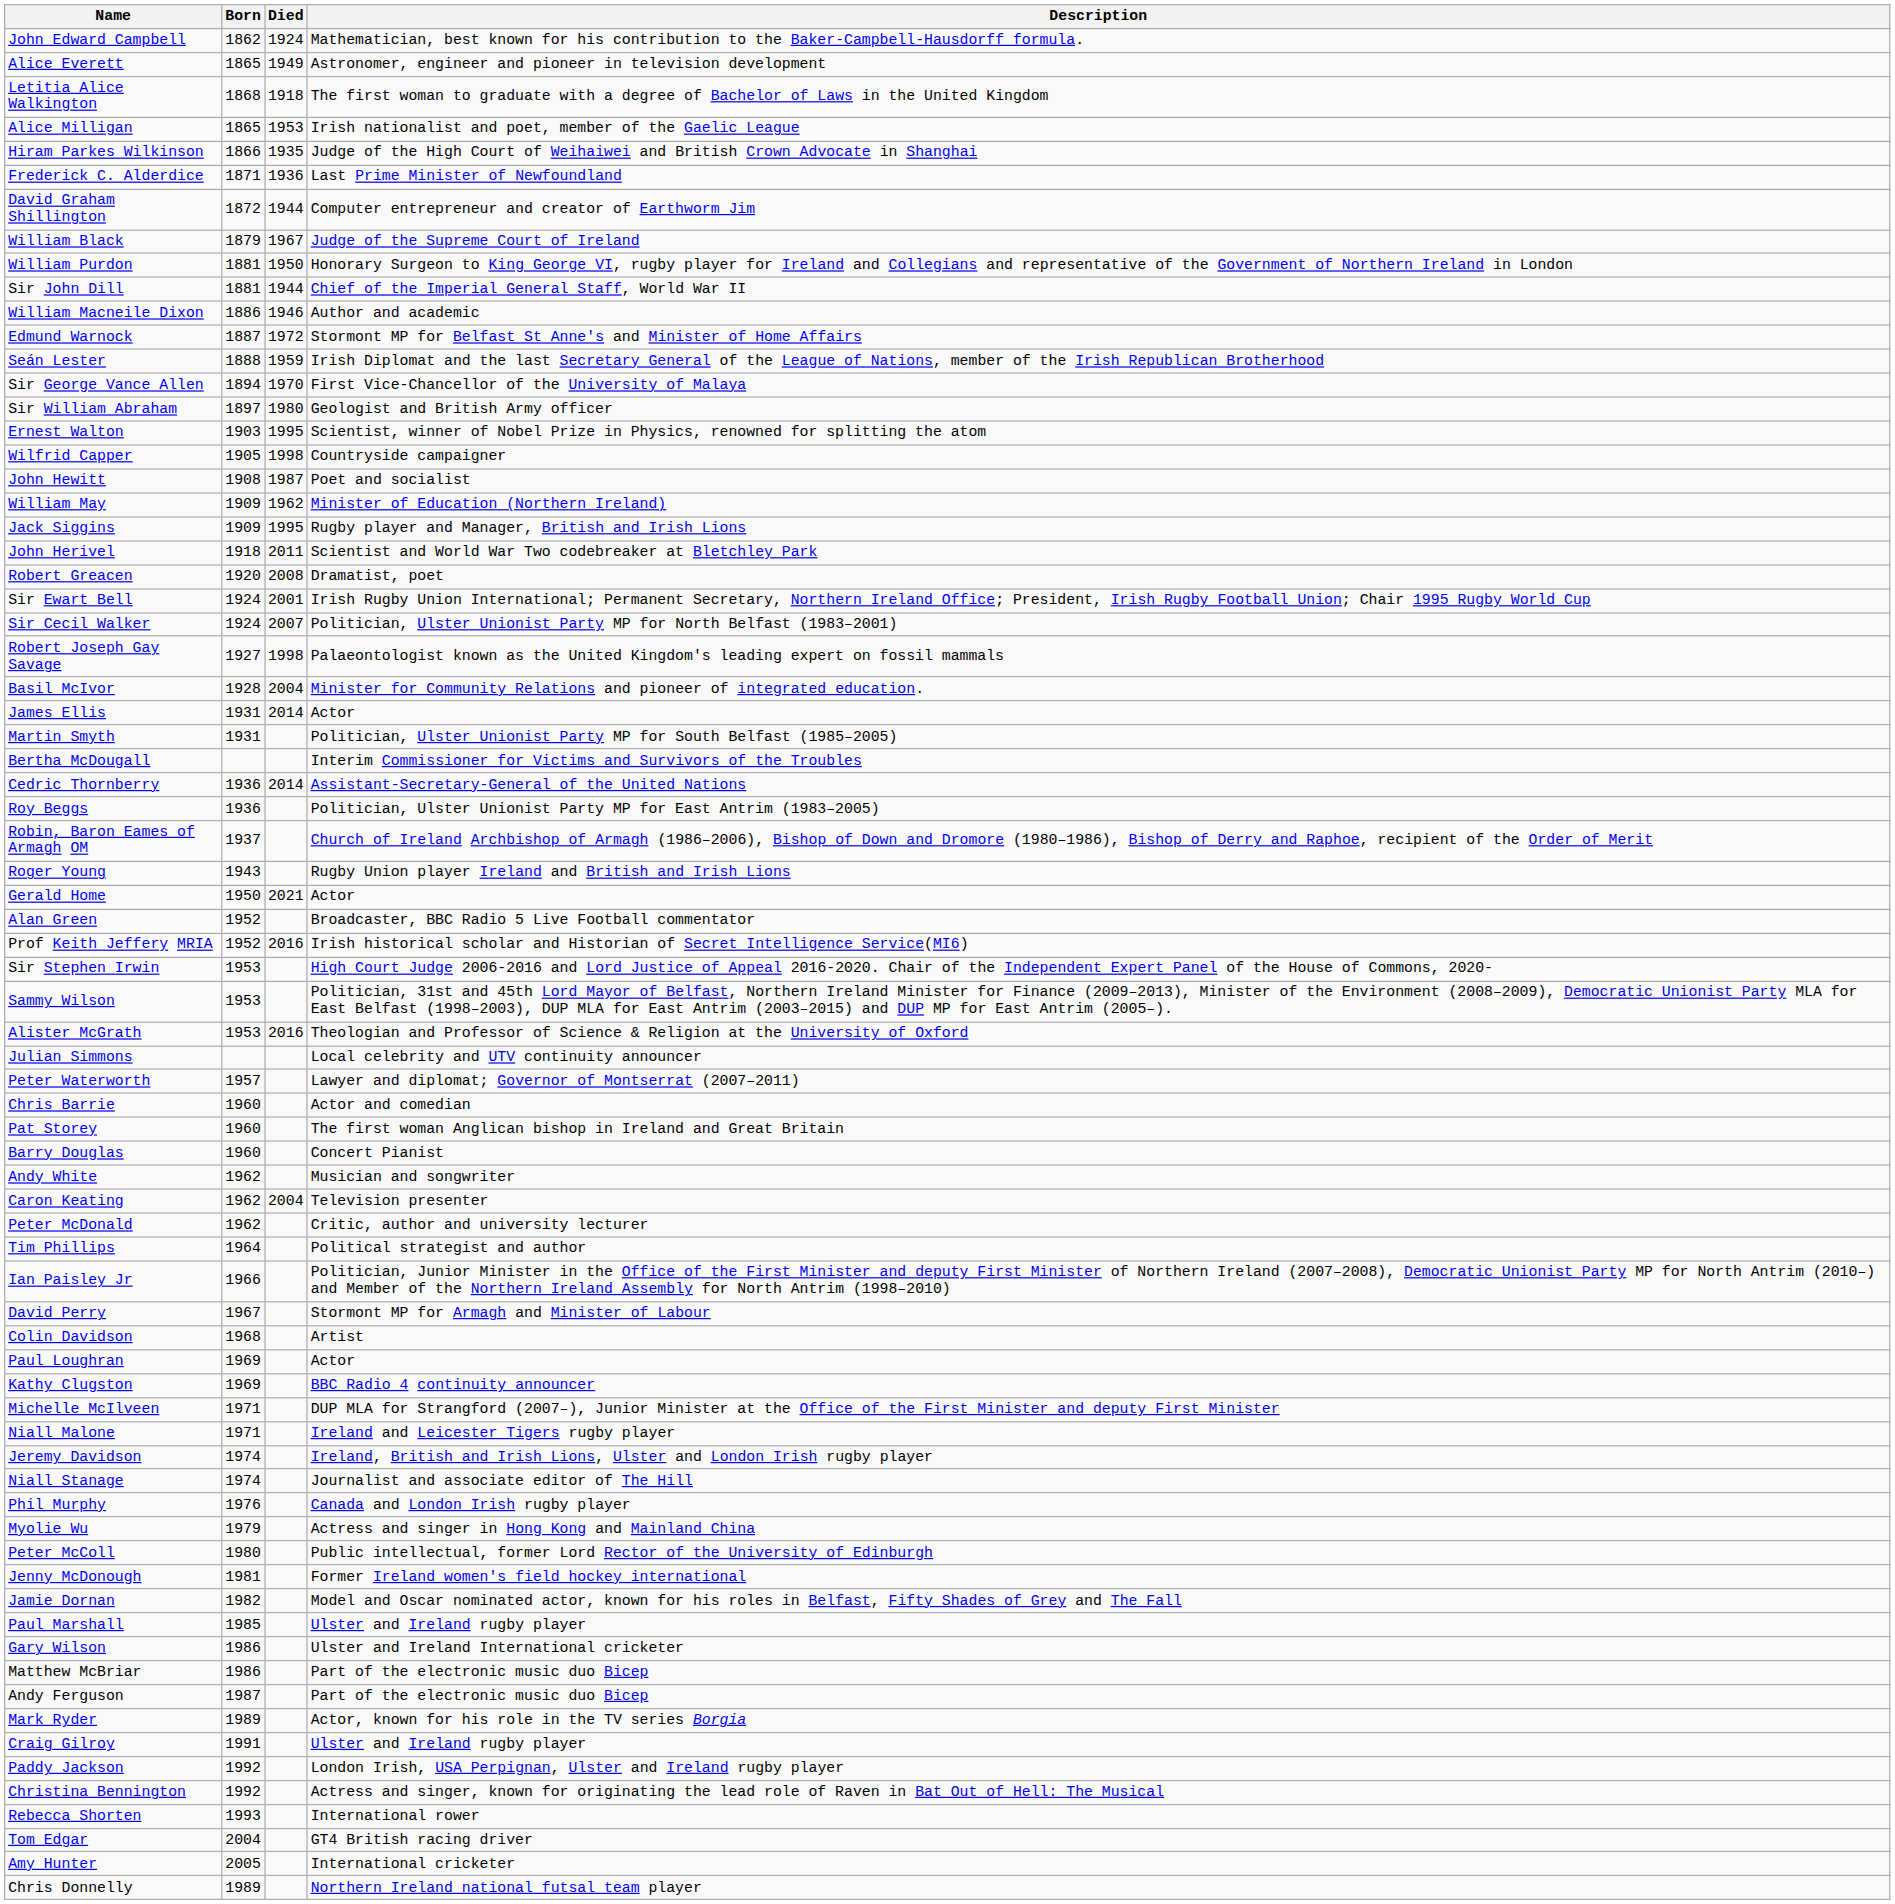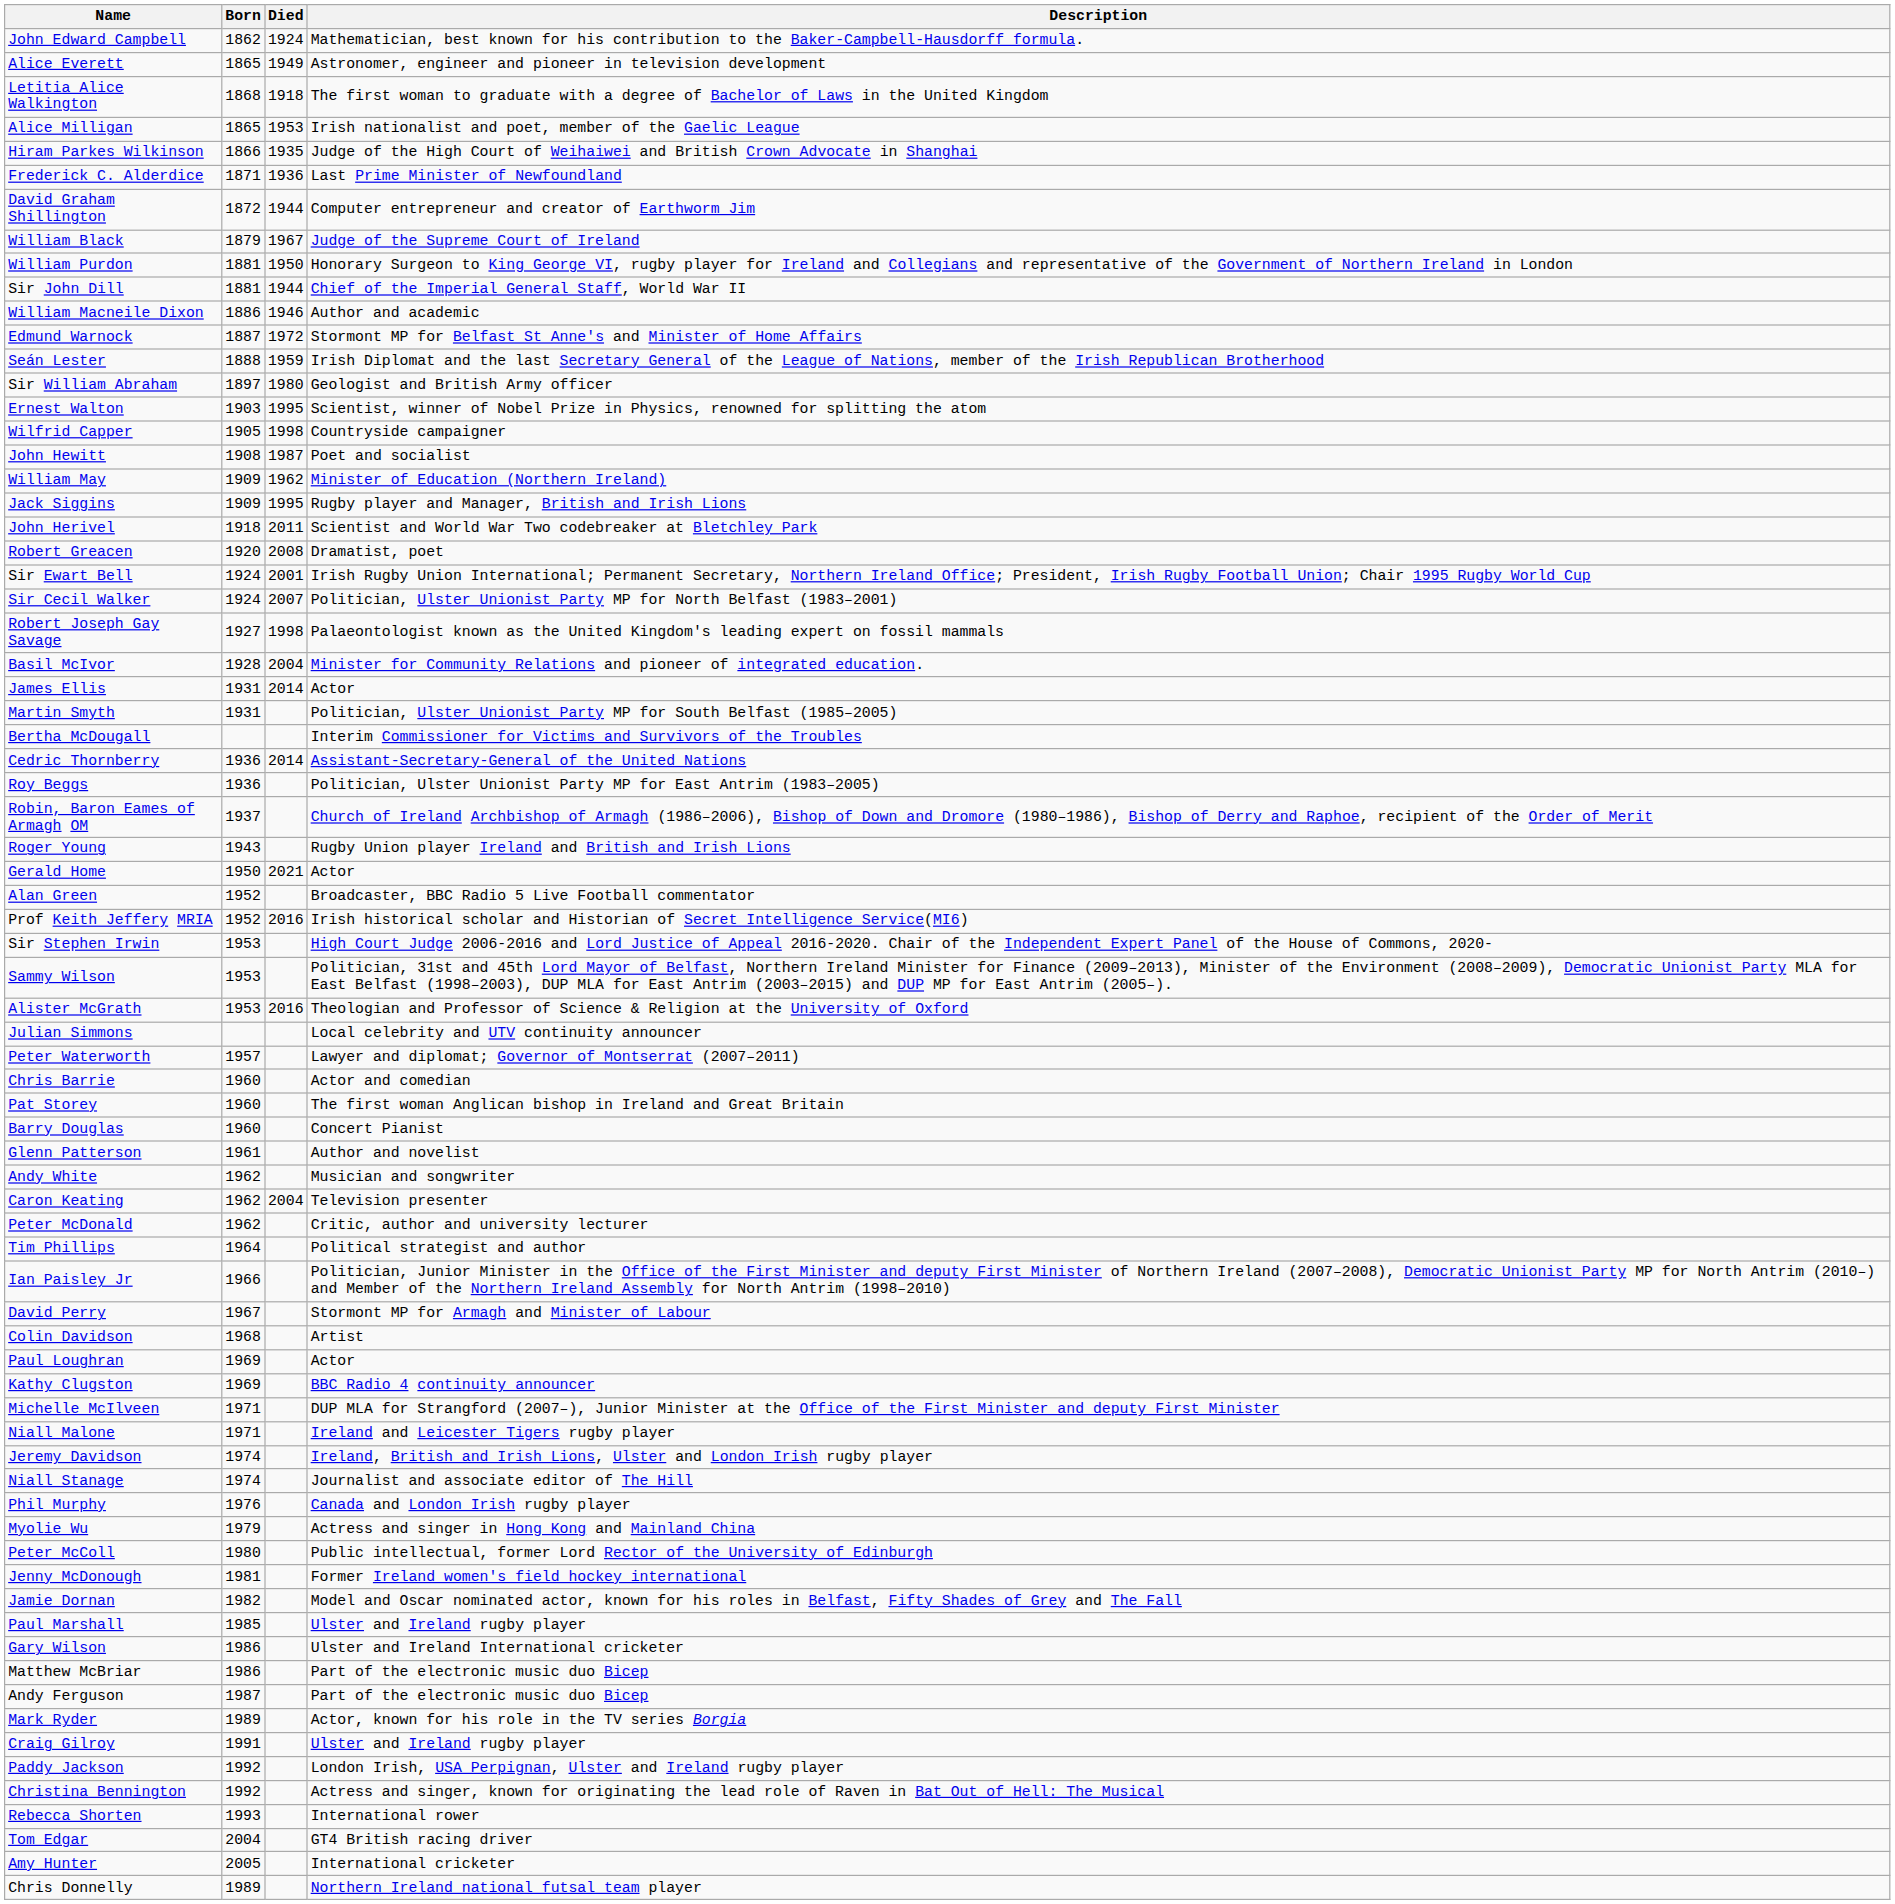- row: (106, 385)
+ row: (75, 1154)
